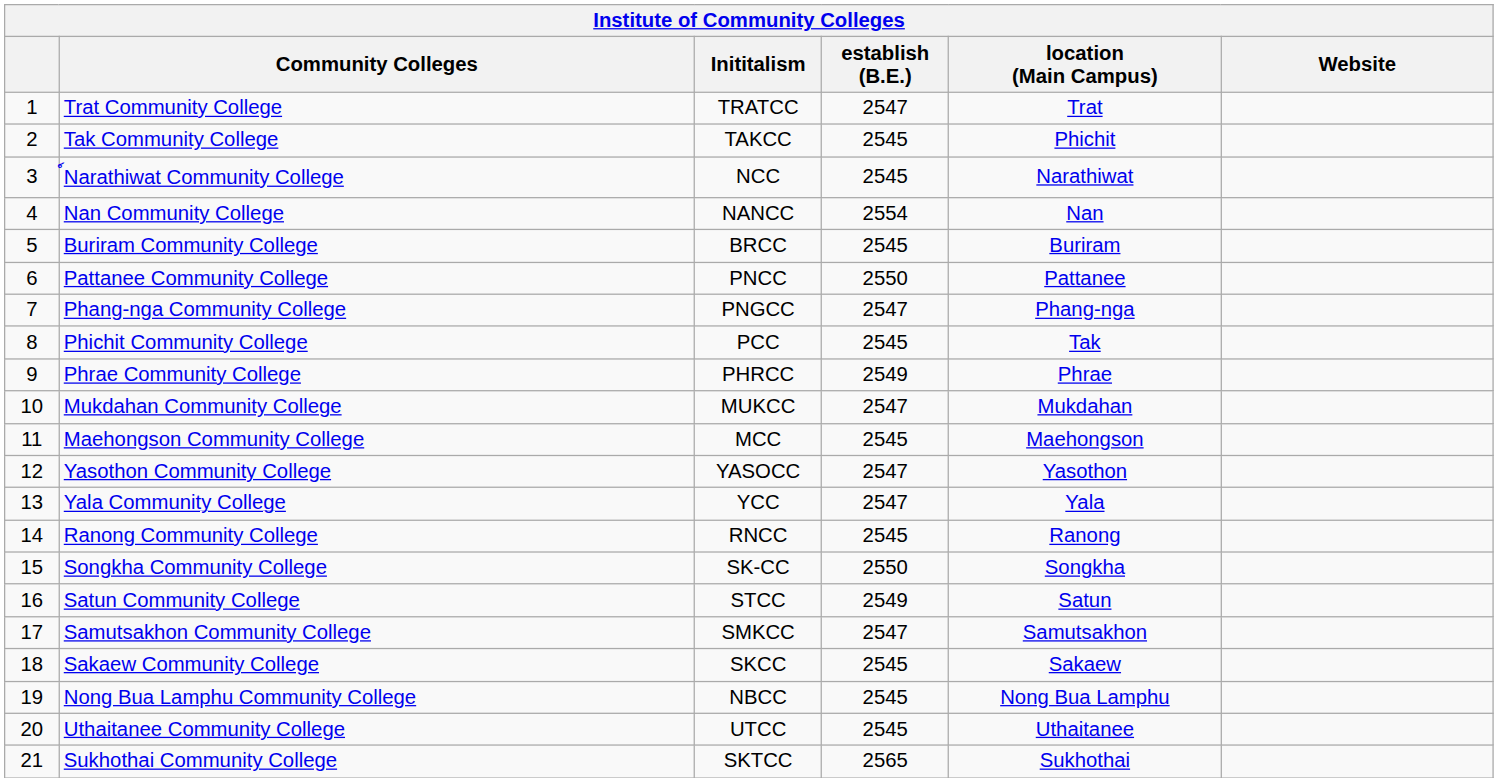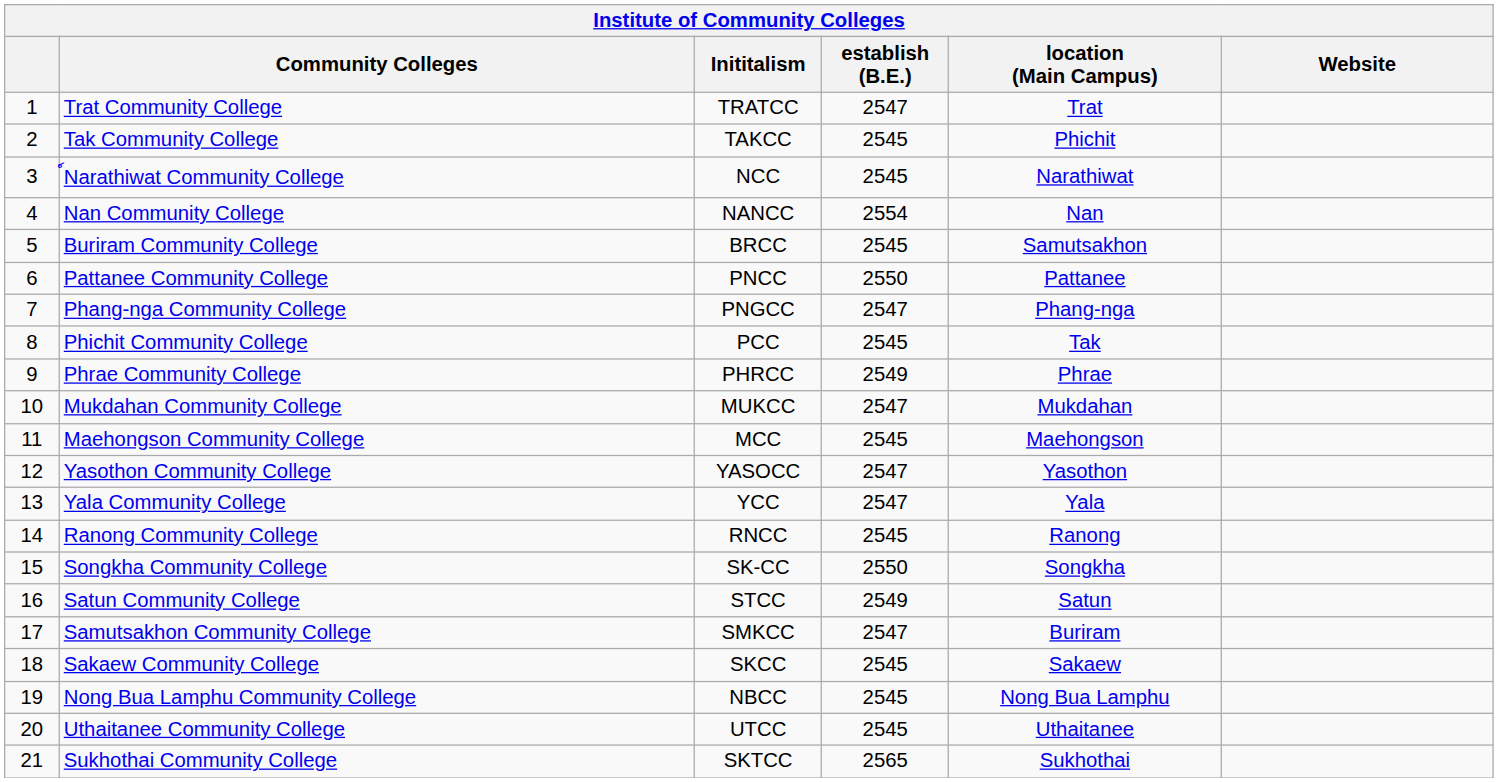(1085, 245) Buriram -> (1085, 245) Samutsakhon
(1085, 632) Samutsakhon -> (1085, 632) Buriram
